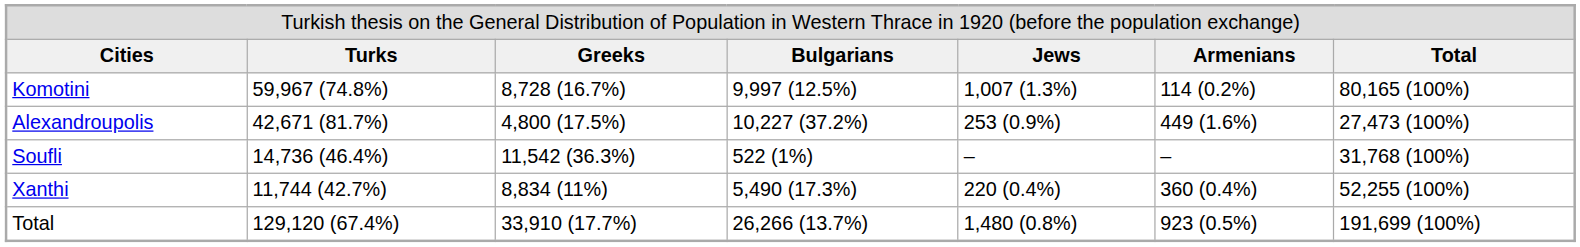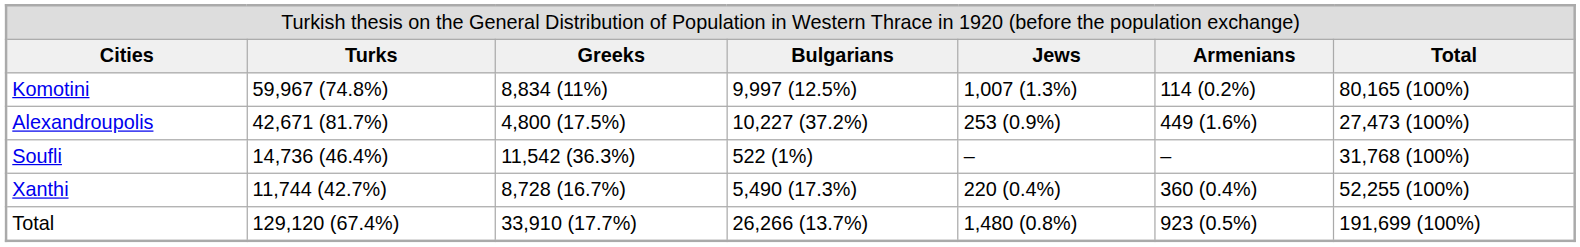(564, 89) 8,728 (16.7%) -> (555, 89) 8,834 (11%)
(555, 189) 8,834 (11%) -> (564, 189) 8,728 (16.7%)
